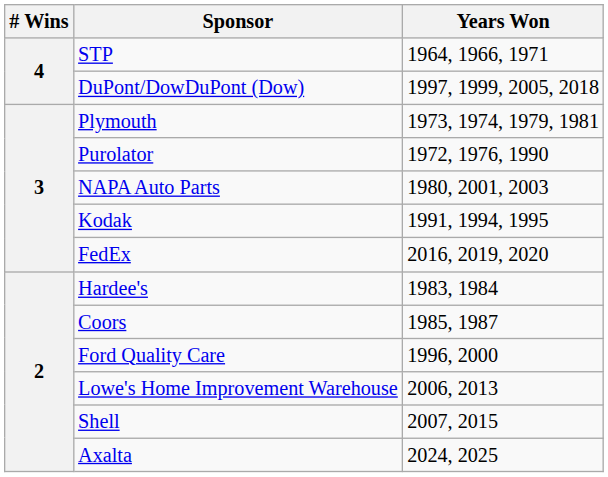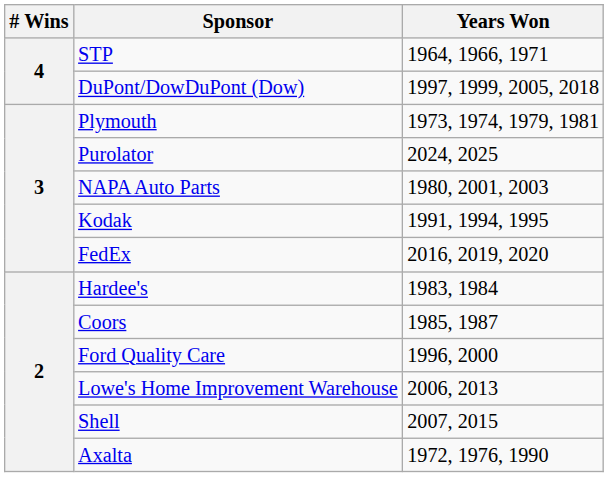(478, 154) 1972, 1976, 1990 -> (453, 154) 2024, 2025
(453, 454) 2024, 2025 -> (478, 454) 1972, 1976, 1990
